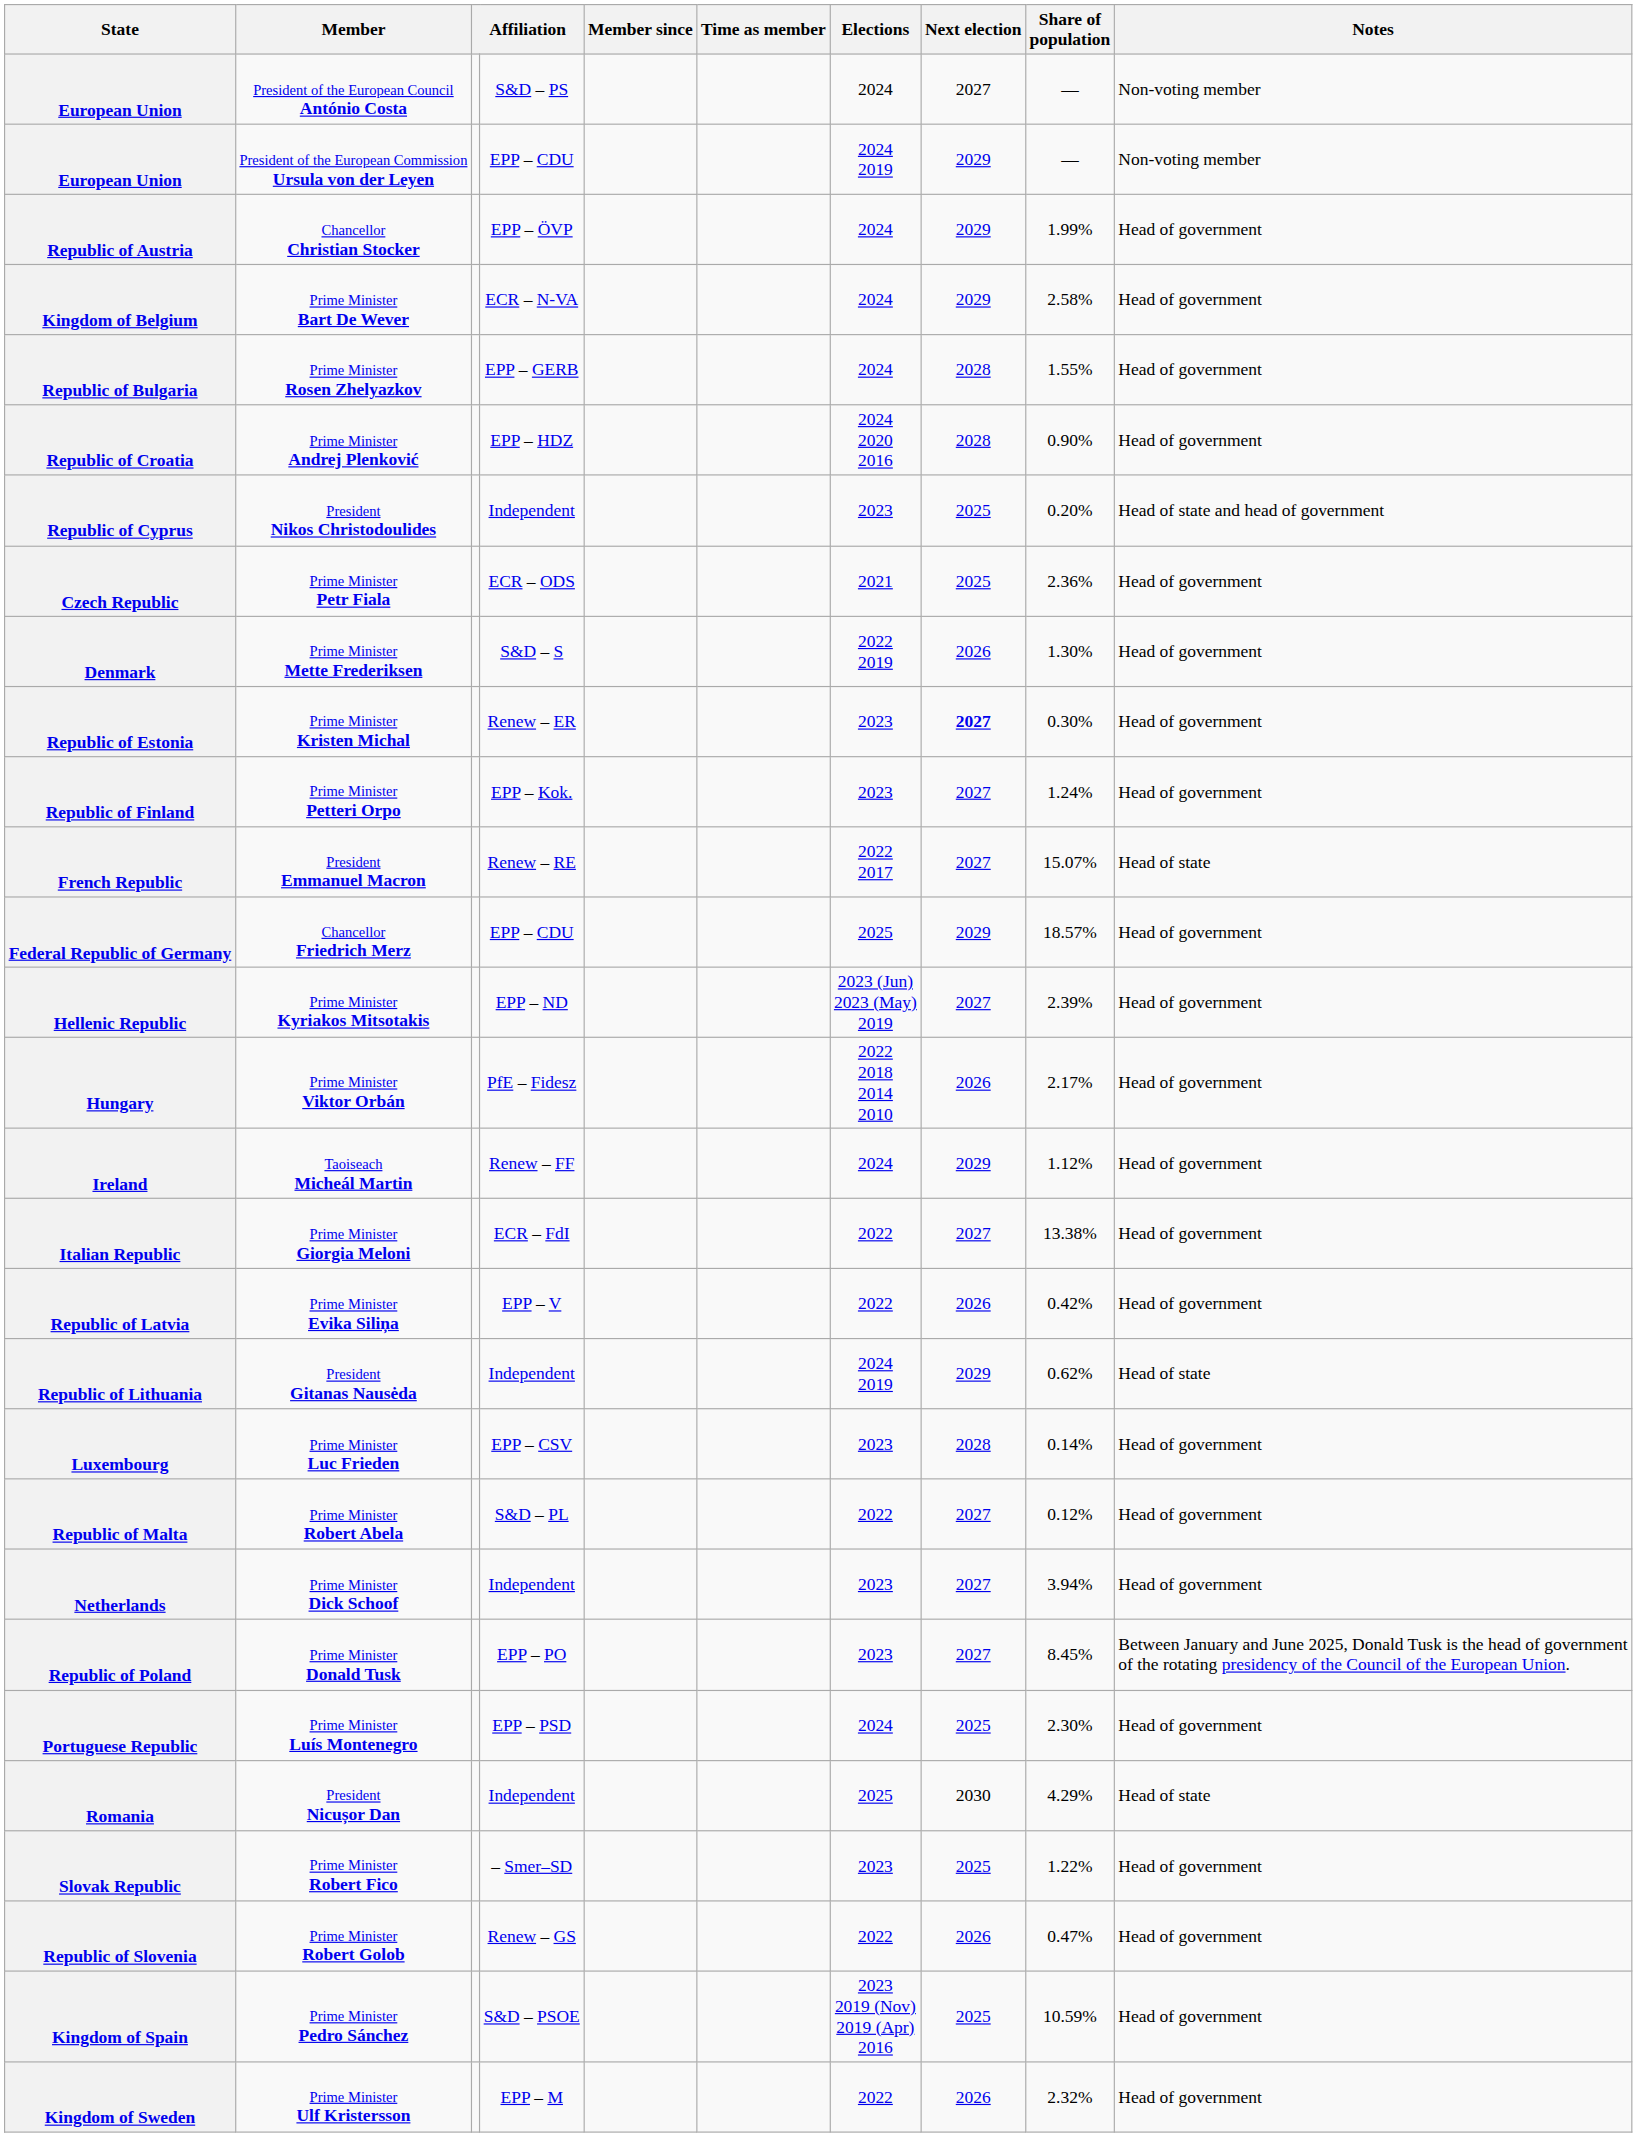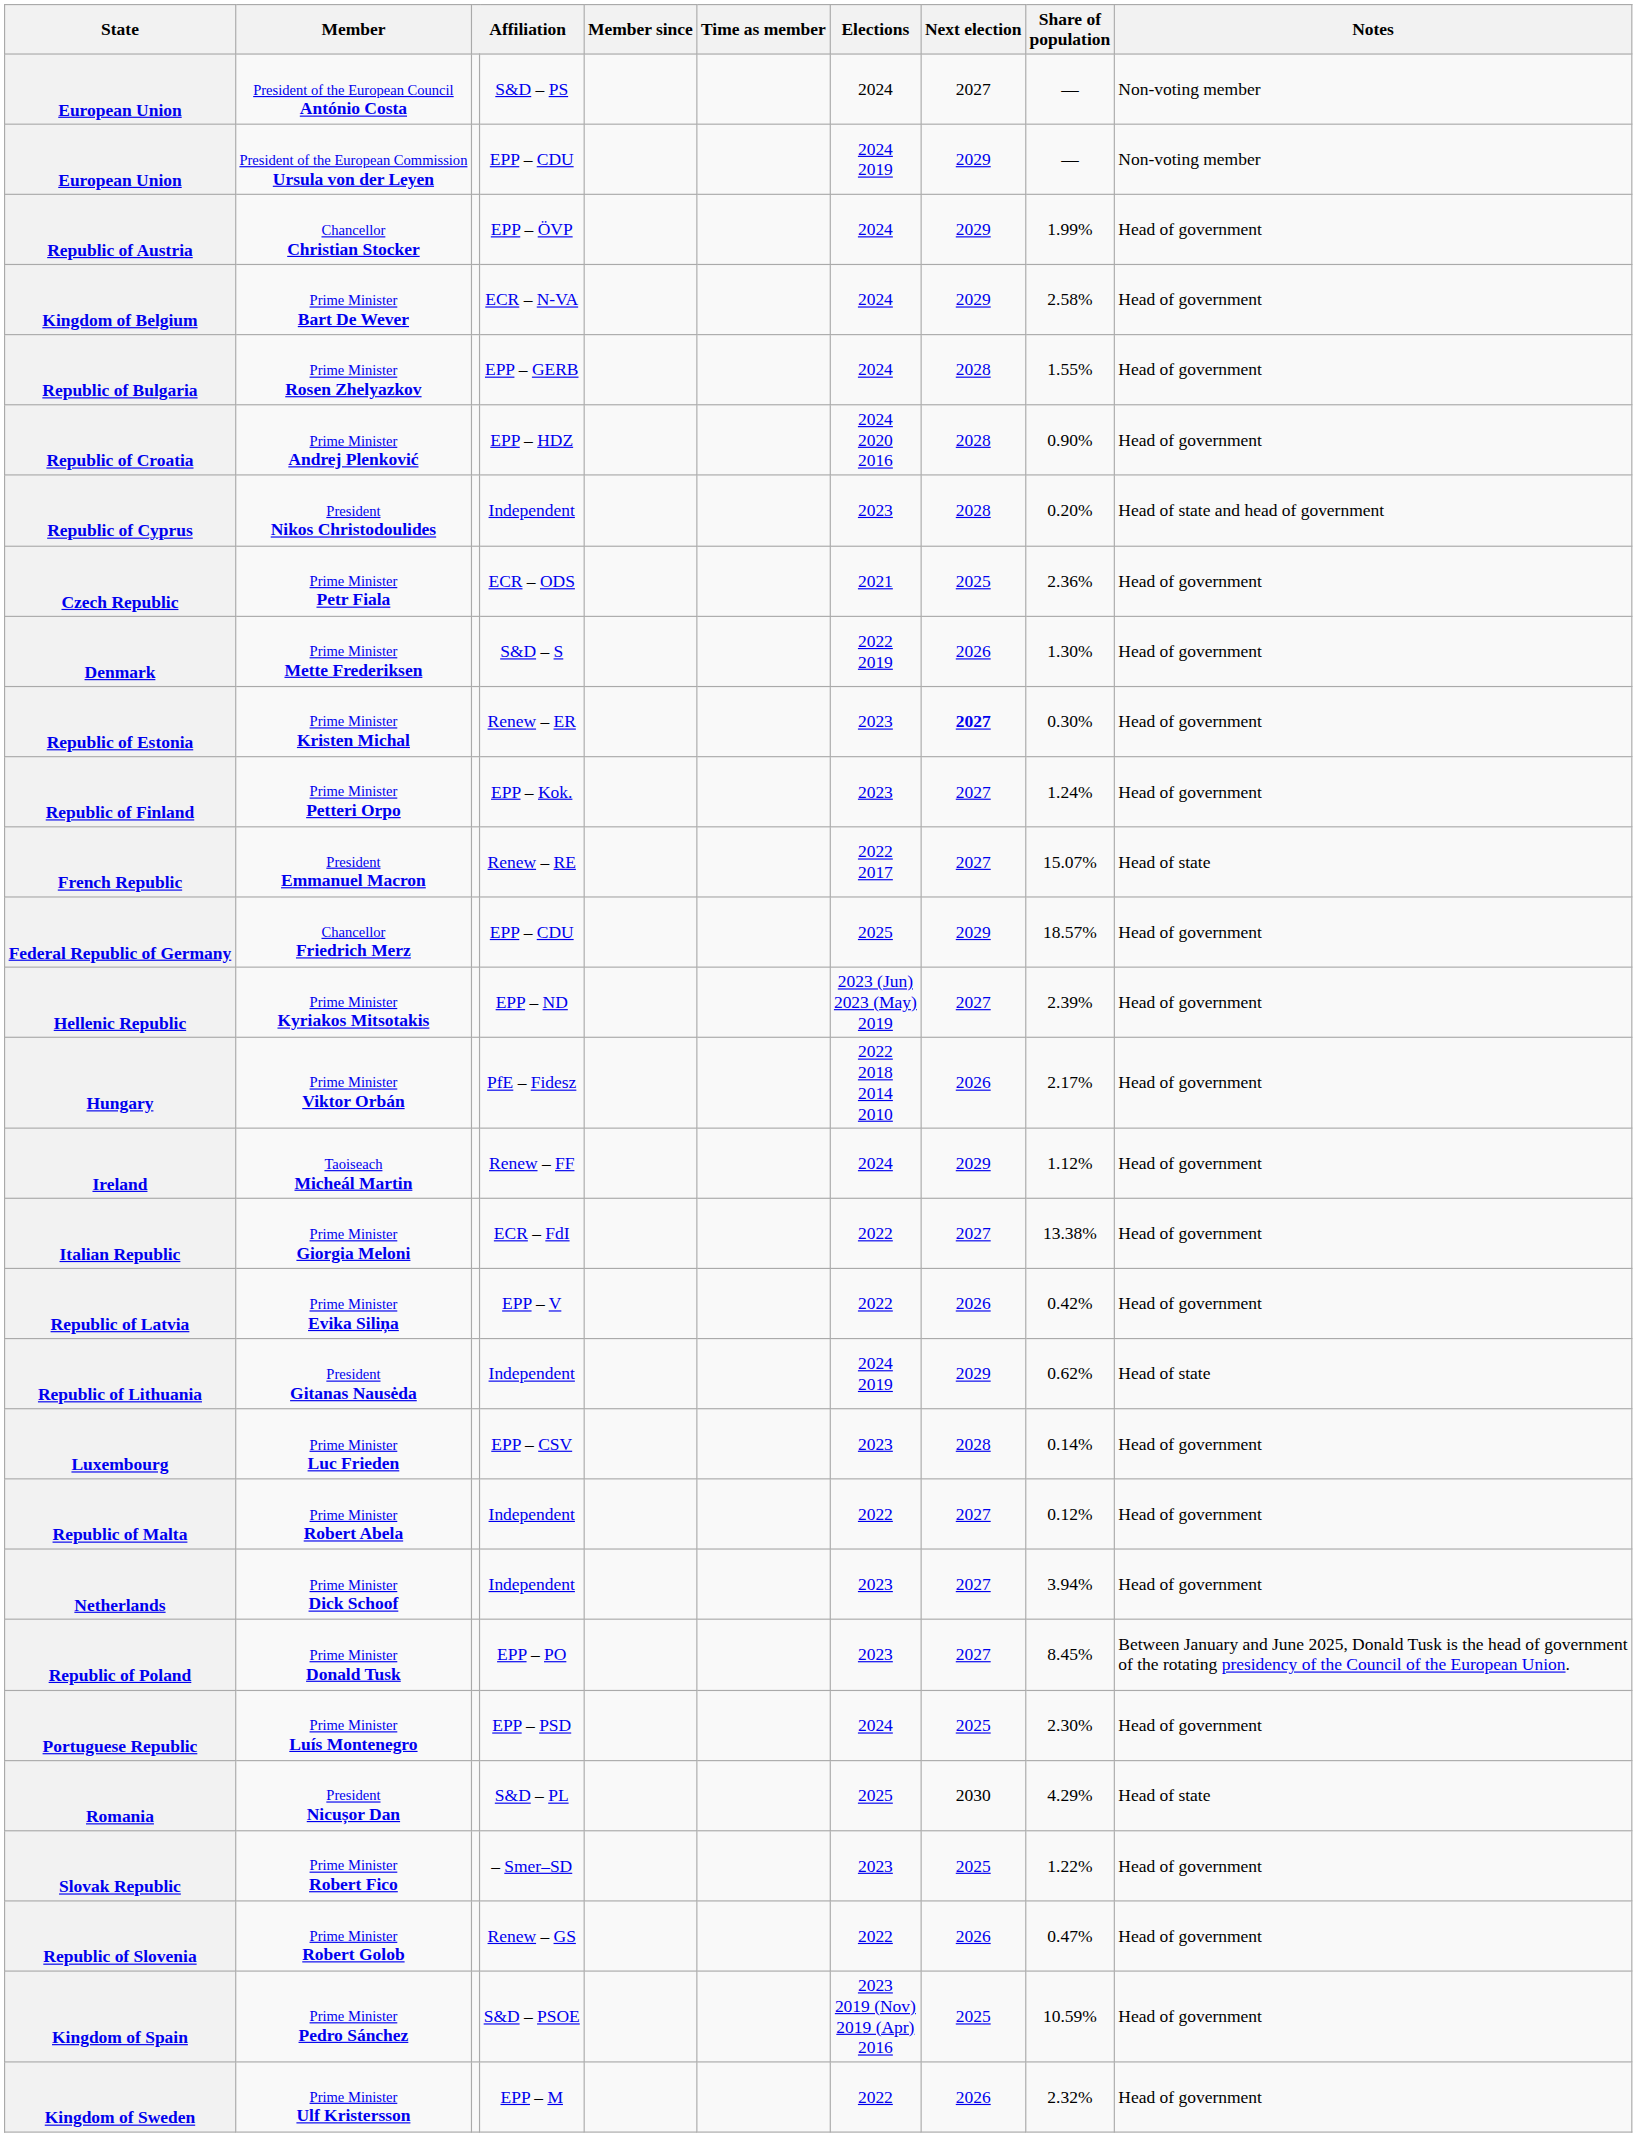(973, 510) 2025 -> (973, 510) 2028
(532, 1514) S&D – PL -> (532, 1514) Independent
(532, 1795) Independent -> (532, 1795) S&D – PL
